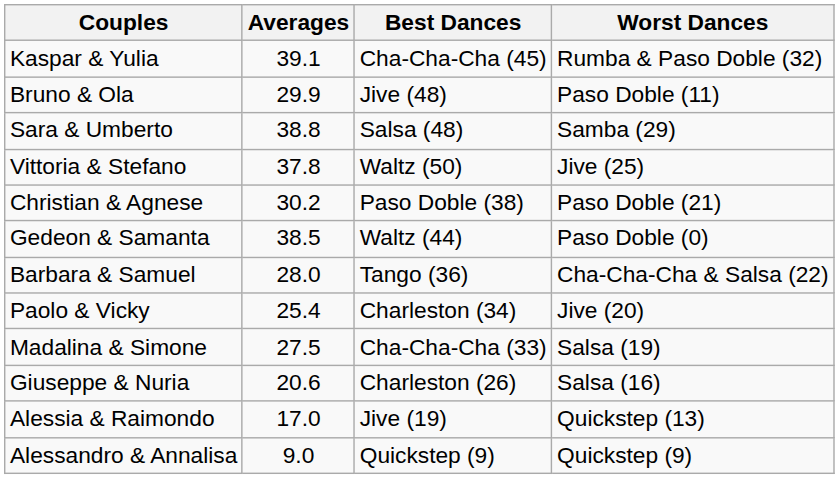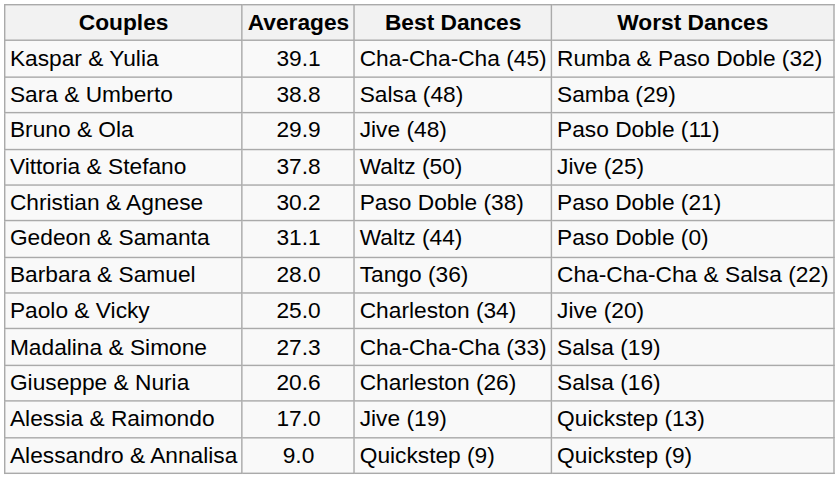rows swapped: (91, 130) <-> (72, 94)
(299, 238) 38.5 -> (299, 238) 31.1
(299, 310) 25.4 -> (299, 310) 25.0
(299, 346) 27.5 -> (299, 346) 27.3
